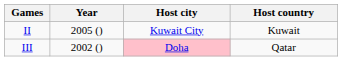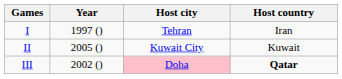+ row: (27, 30)
(284, 47) normal -> (284, 64) bold
